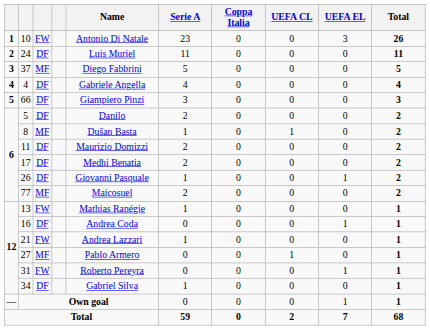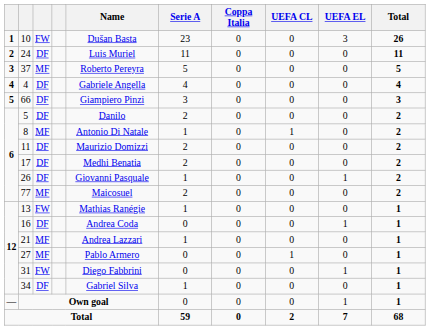(112, 38) Antonio Di Natale -> (112, 38) Dušan Basta
(112, 69) Diego Fabbrini -> (112, 69) Roberto Pereyra
(112, 131) Dušan Basta -> (112, 131) Antonio Di Natale
(42, 239) FW -> (42, 239) MF
(112, 270) Roberto Pereyra -> (112, 270) Diego Fabbrini
